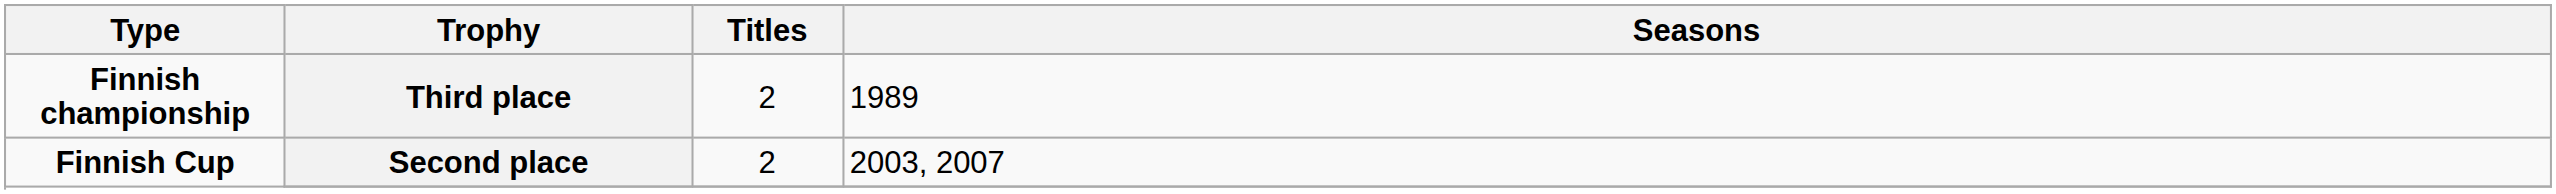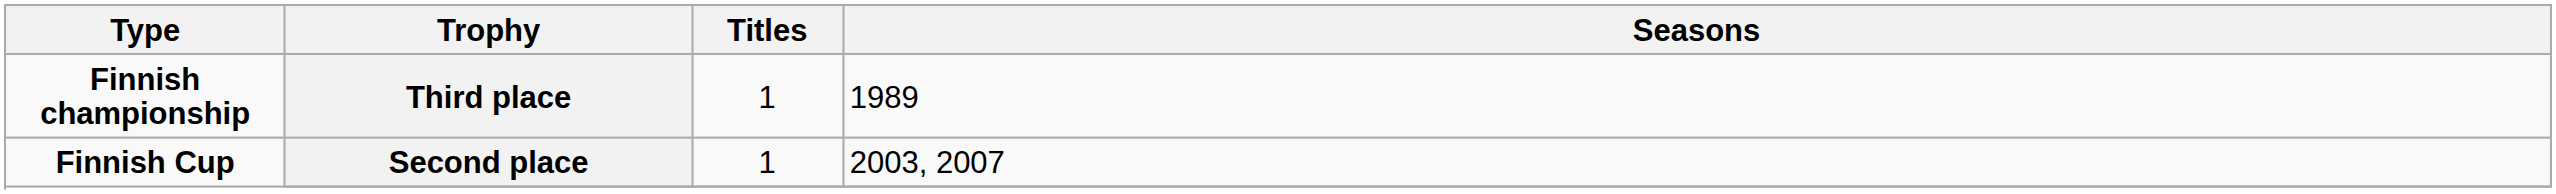(767, 96) 2 -> (767, 96) 1
(767, 163) 2 -> (767, 163) 1
